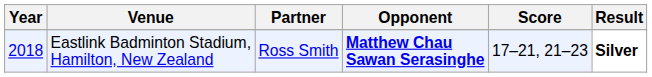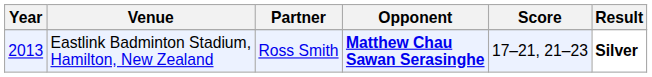(26, 51) 2018 -> (26, 51) 2013
